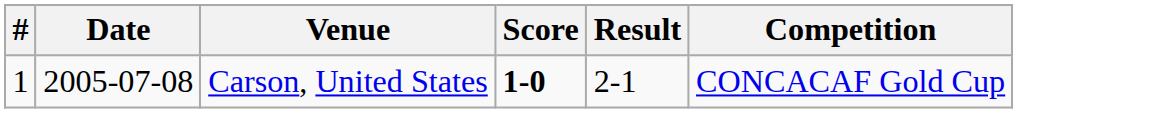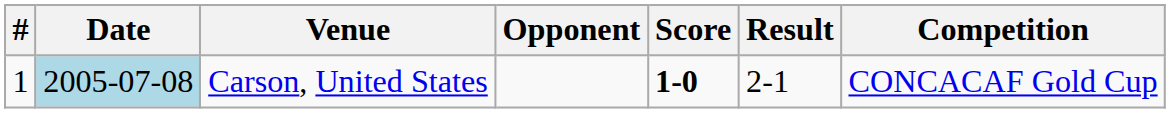+ column: (571, 30)
(118, 81) no background -> (118, 81) lightblue background
